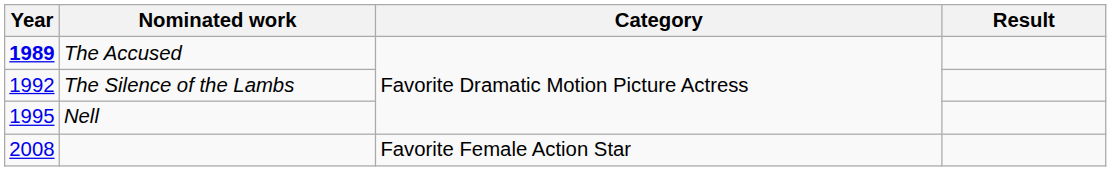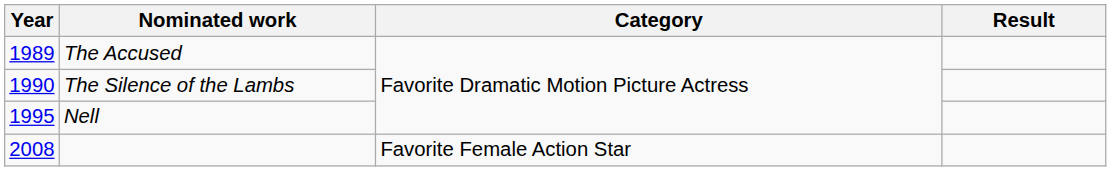(32, 52) bold -> (32, 52) normal
(32, 85) 1992 -> (32, 85) 1990
